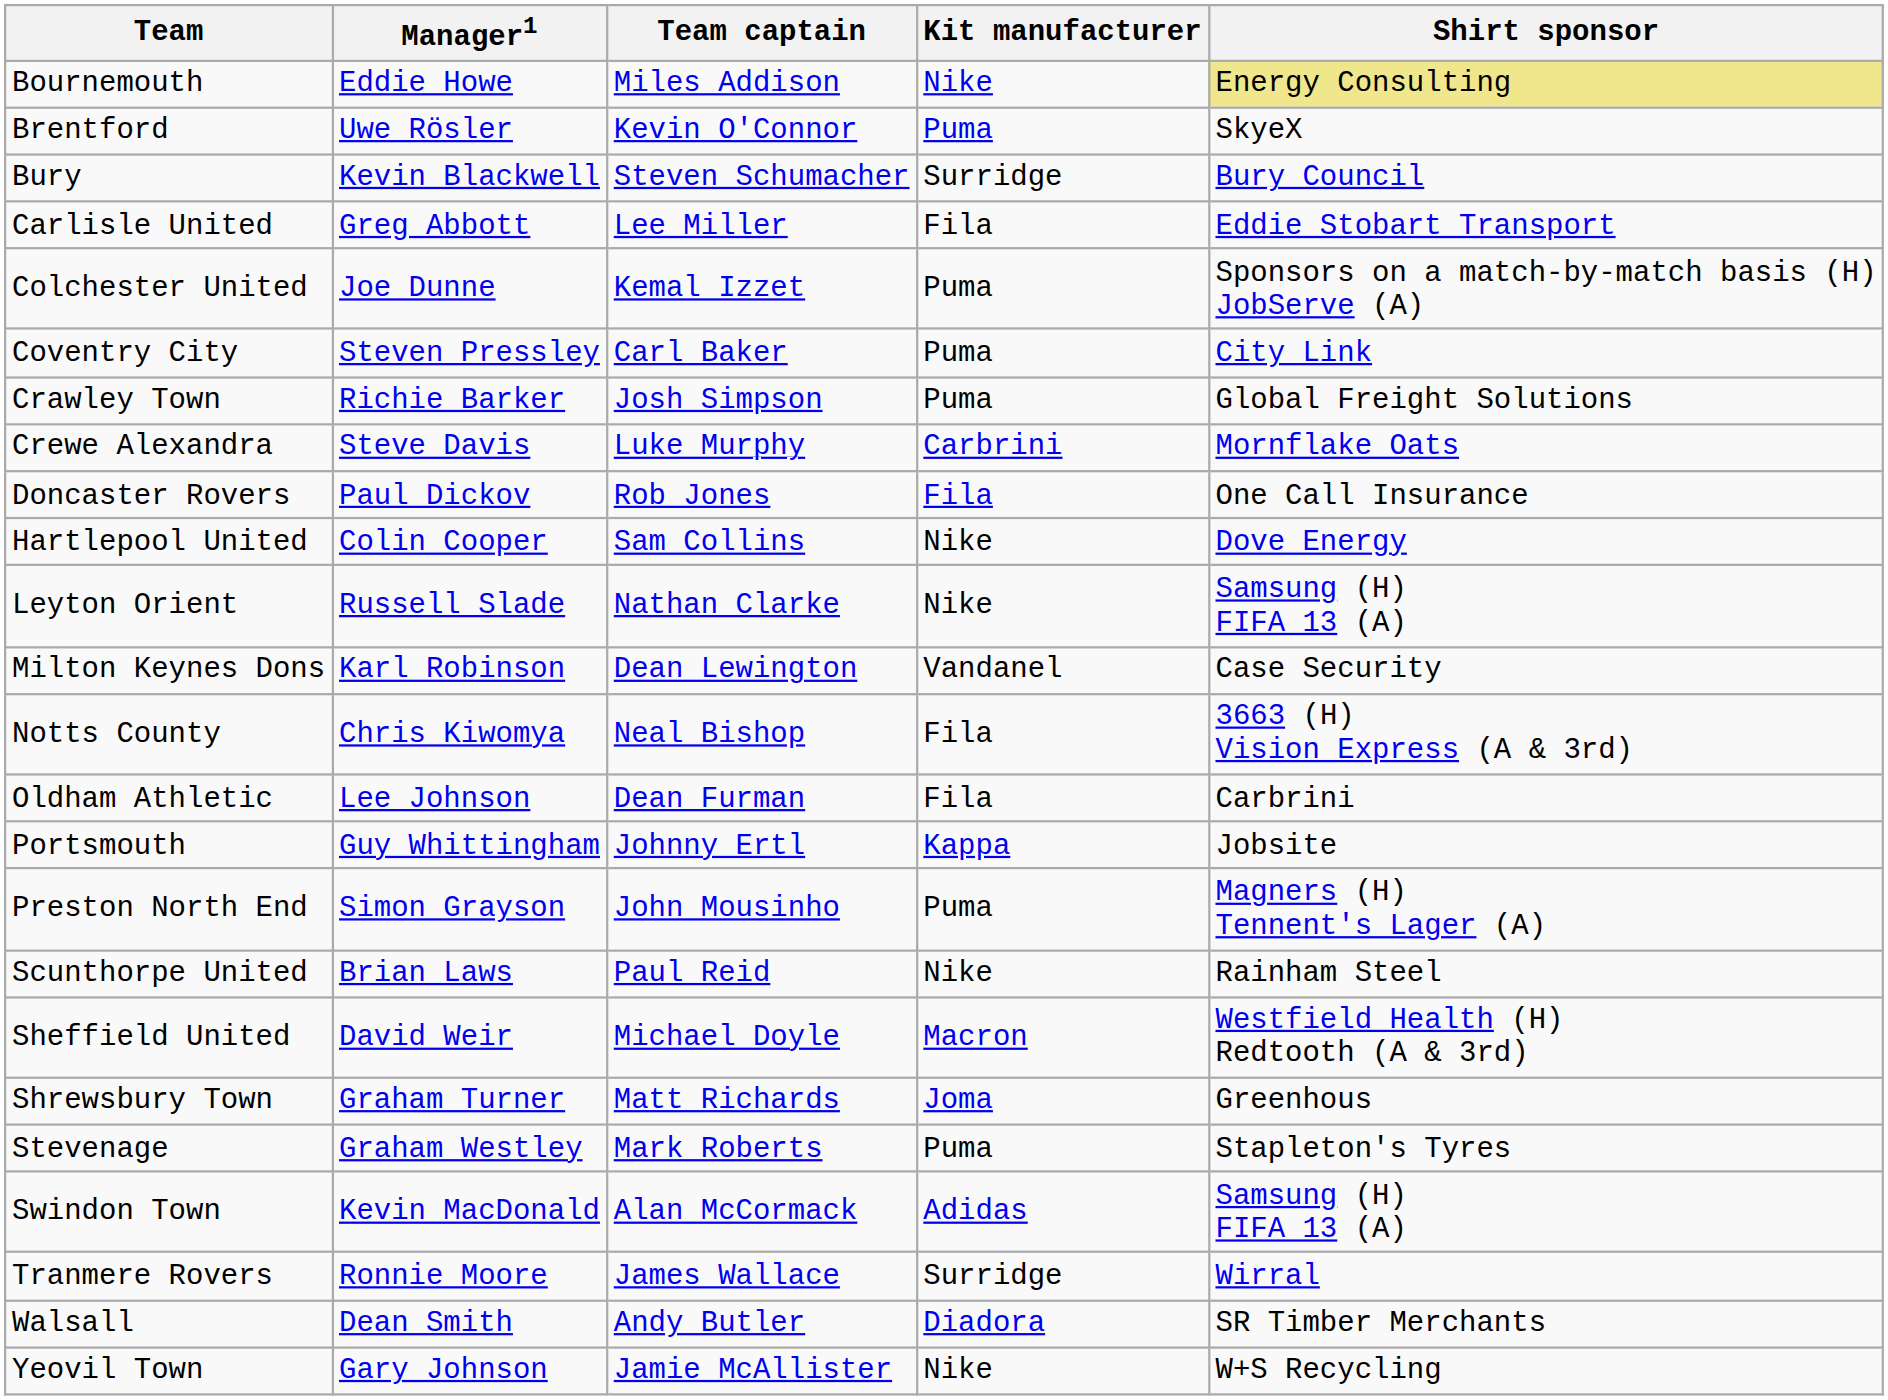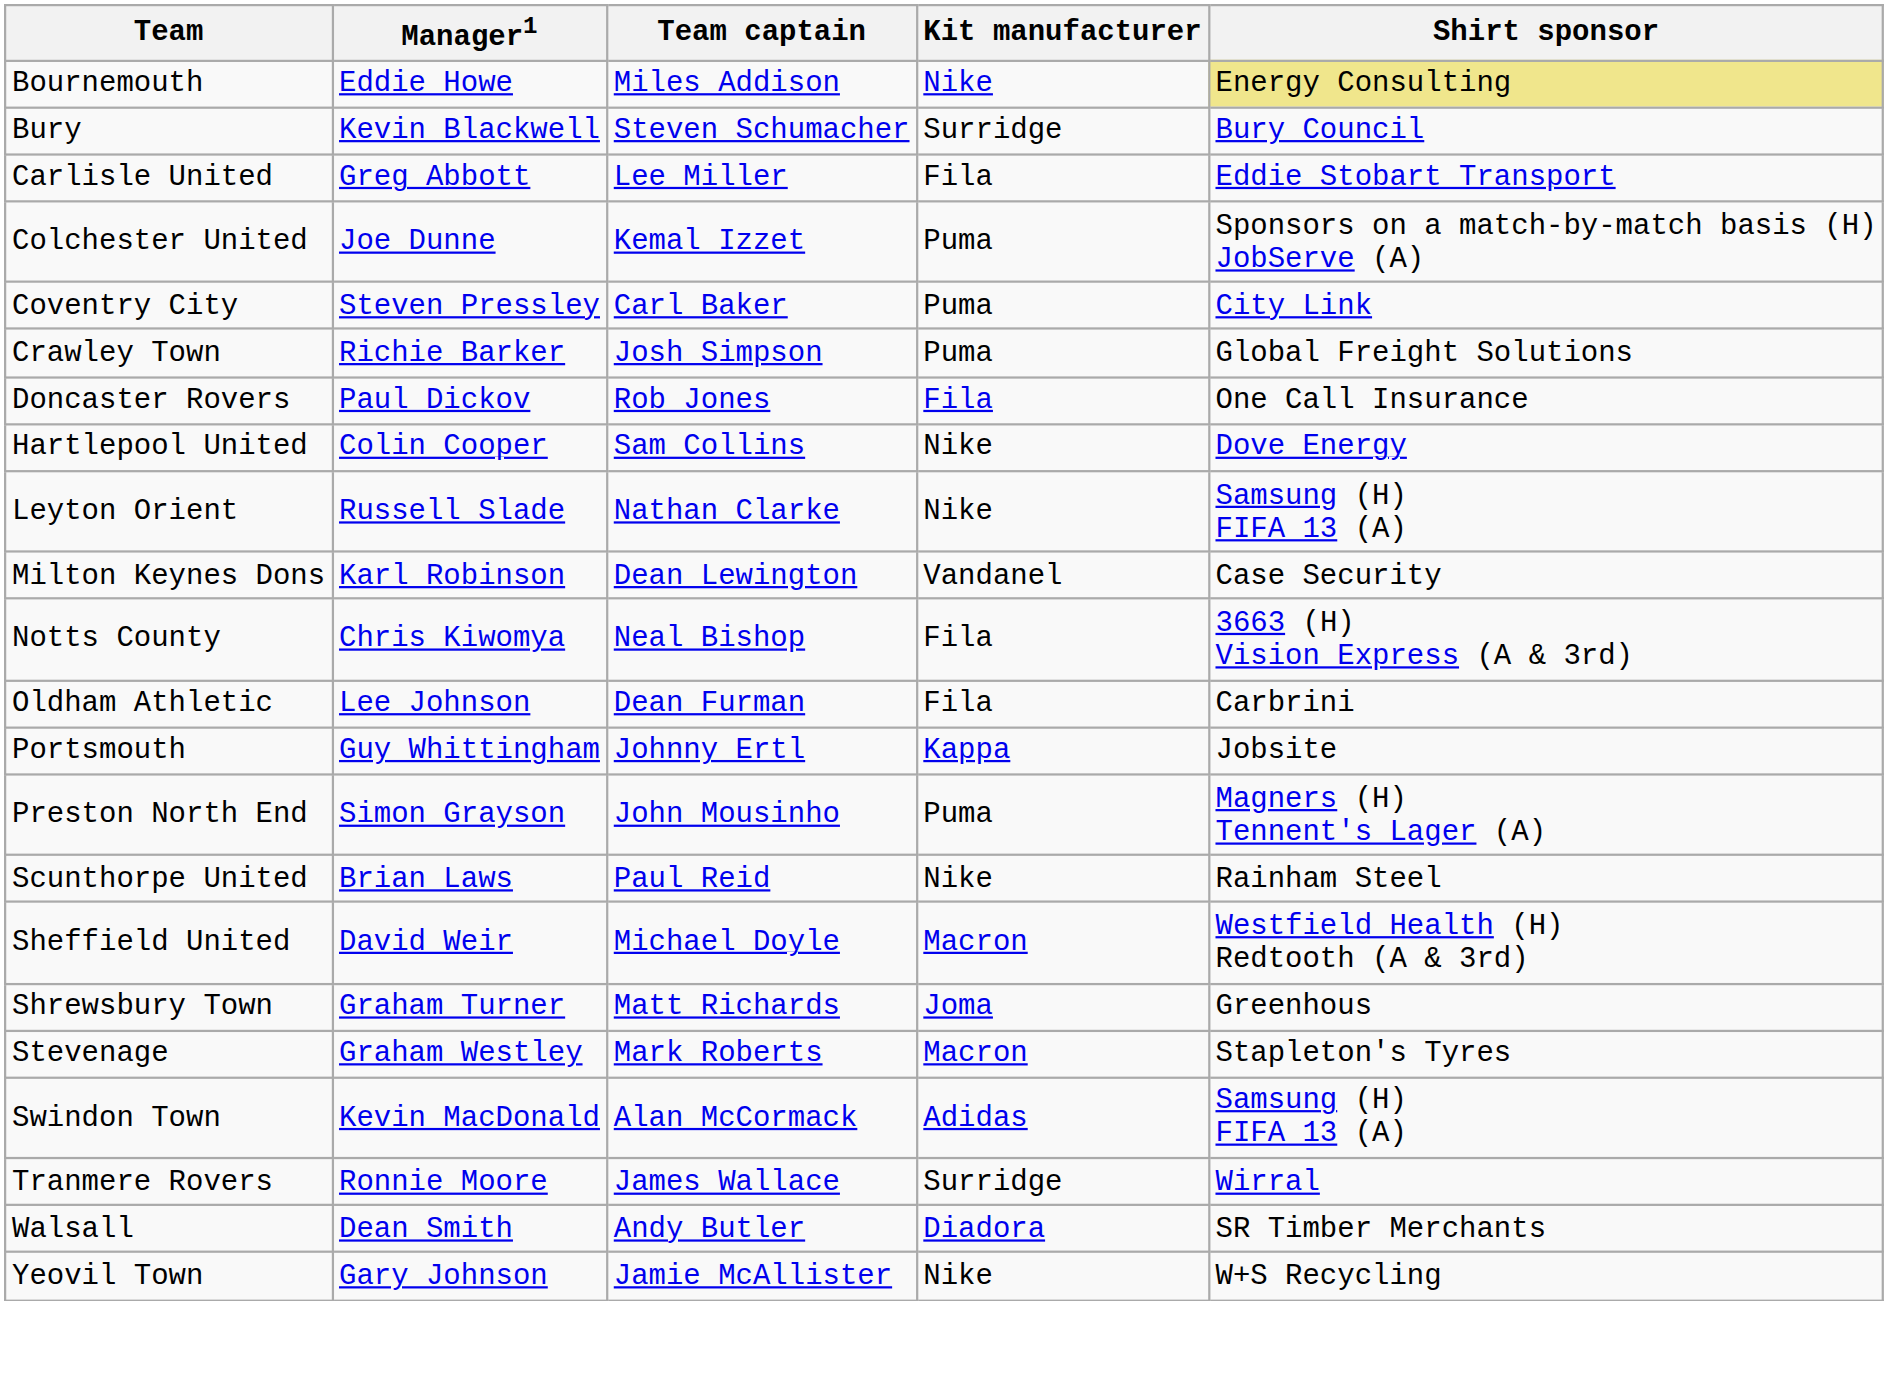- row: (90, 131)
- row: (143, 448)
(958, 1148) Puma -> (976, 1054) Macron
